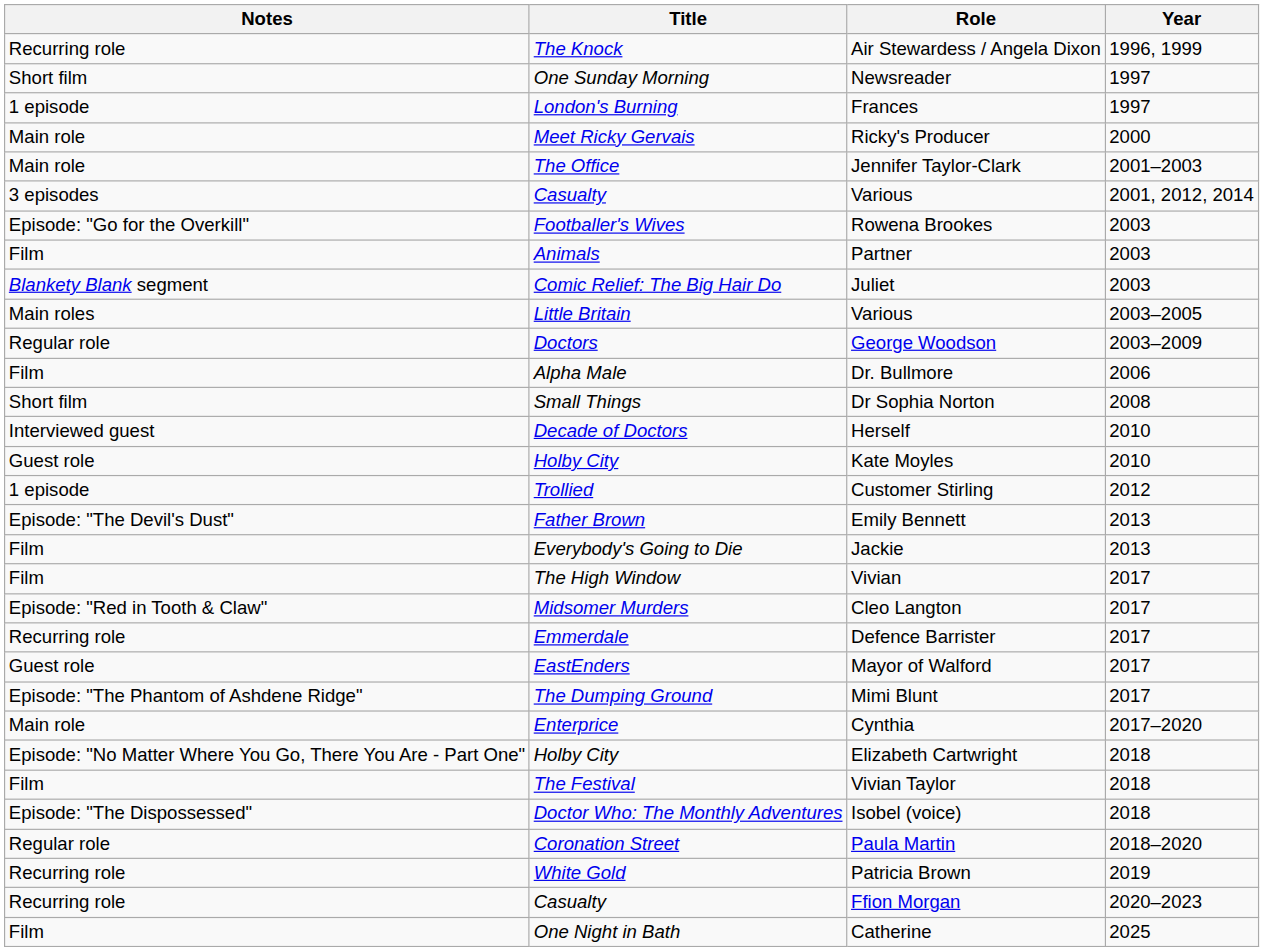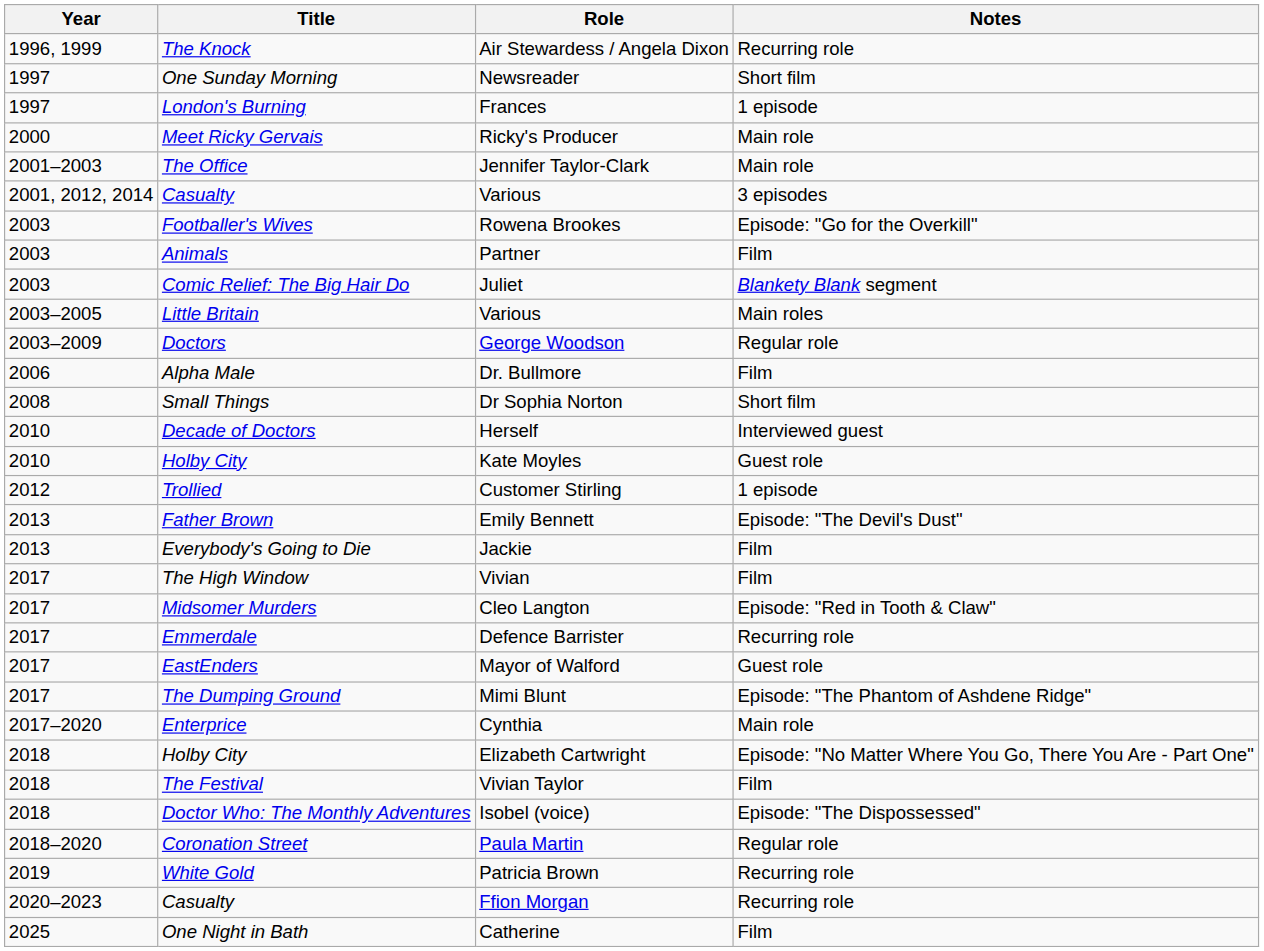columns swapped: (1182, 19) <-> (267, 19)
